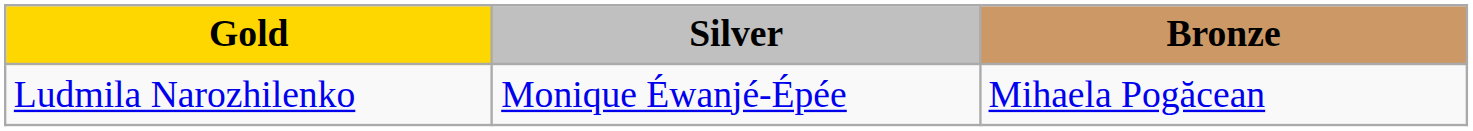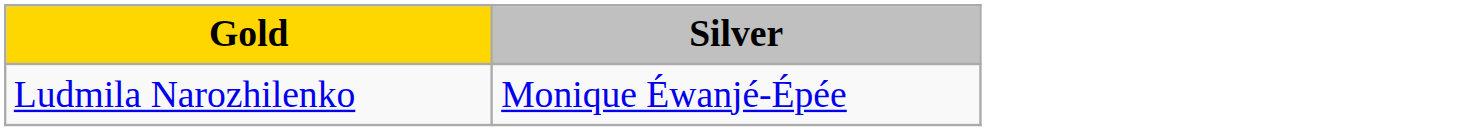- column: (1224, 34)
